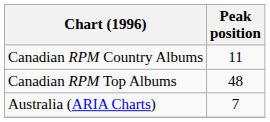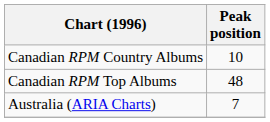(235, 57) 11 -> (235, 57) 10
